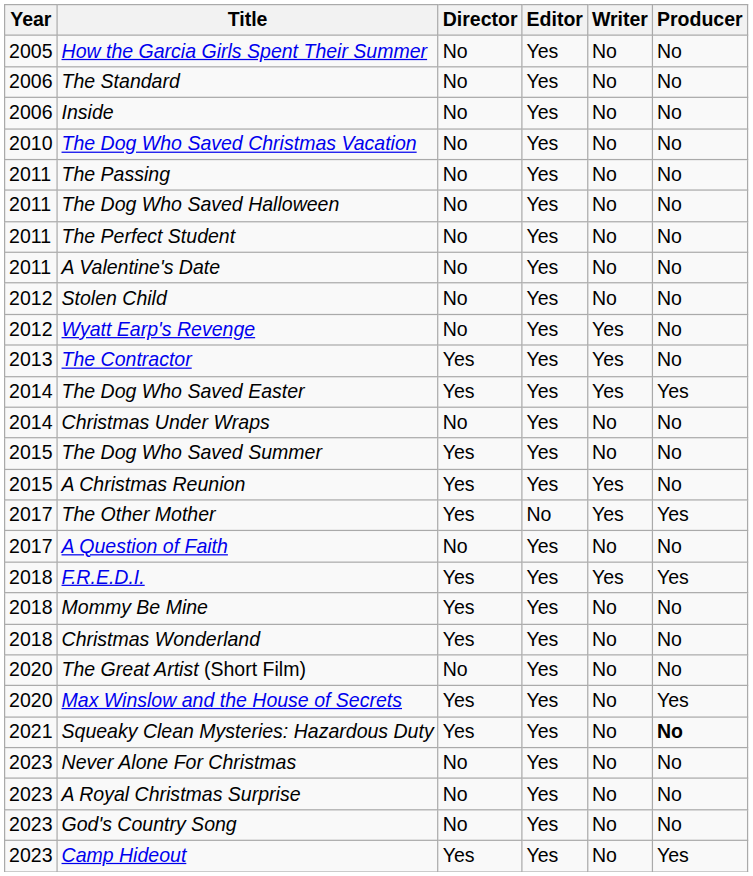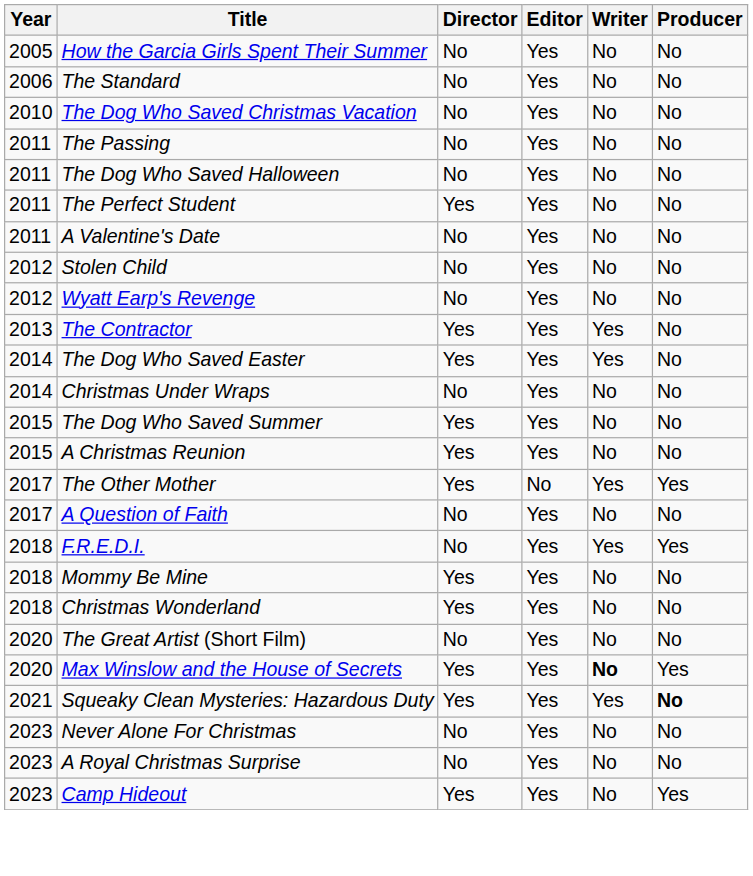- row: (88, 112)
(455, 236) No -> (459, 205) Yes
(608, 329) Yes -> (604, 298) No
(673, 391) Yes -> (669, 360) No
(608, 484) Yes -> (604, 453) No
(459, 577) Yes -> (455, 546) No
(604, 701) normal -> (605, 670) bold
(604, 732) No -> (608, 701) Yes
- row: (149, 824)
